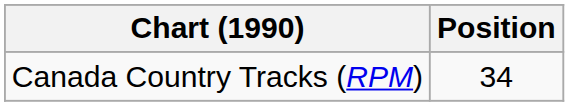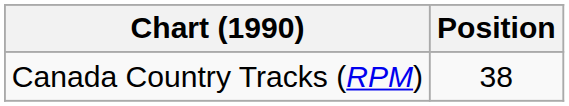(496, 76) 34 -> (496, 76) 38
